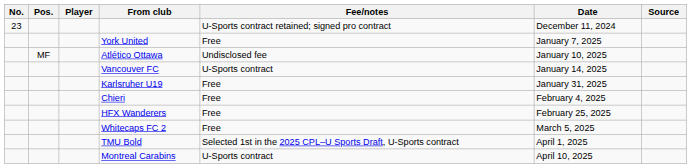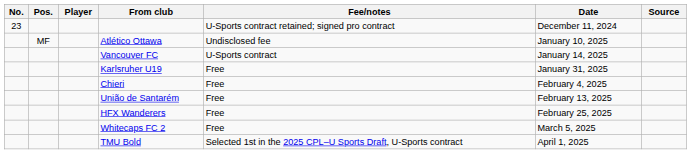- row: (125, 41)
+ row: (140, 98)
- row: (138, 156)
